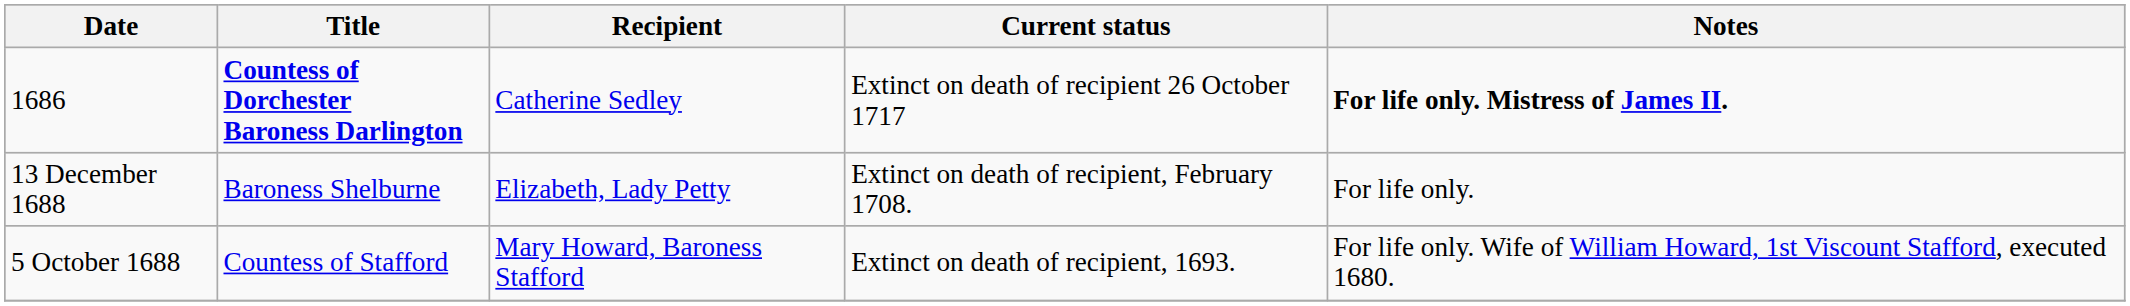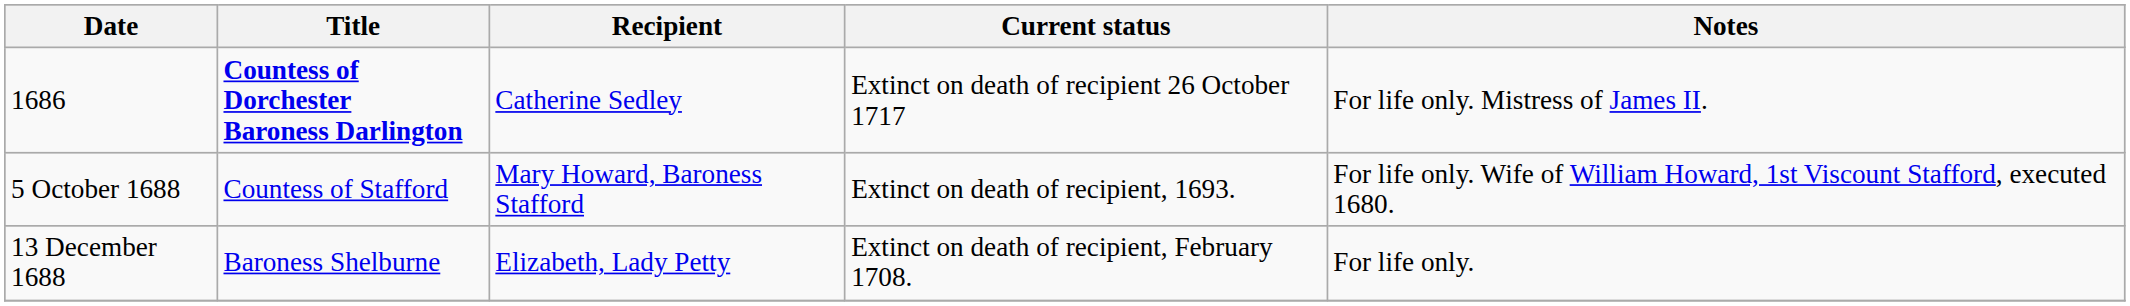(1531, 99) bold -> (1521, 99) normal
rows swapped: (96, 262) <-> (84, 188)
